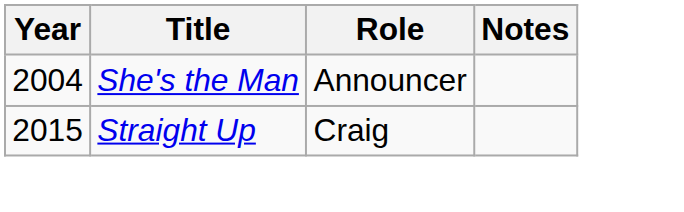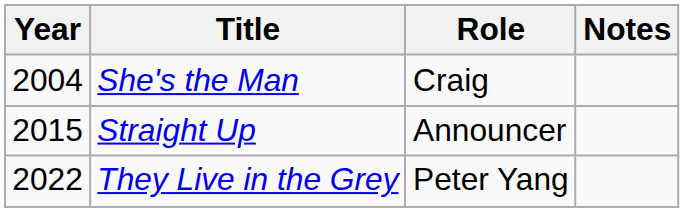(390, 79) Announcer -> (451, 79) Craig
(351, 130) Craig -> (490, 130) Announcer
+ row: (248, 180)
